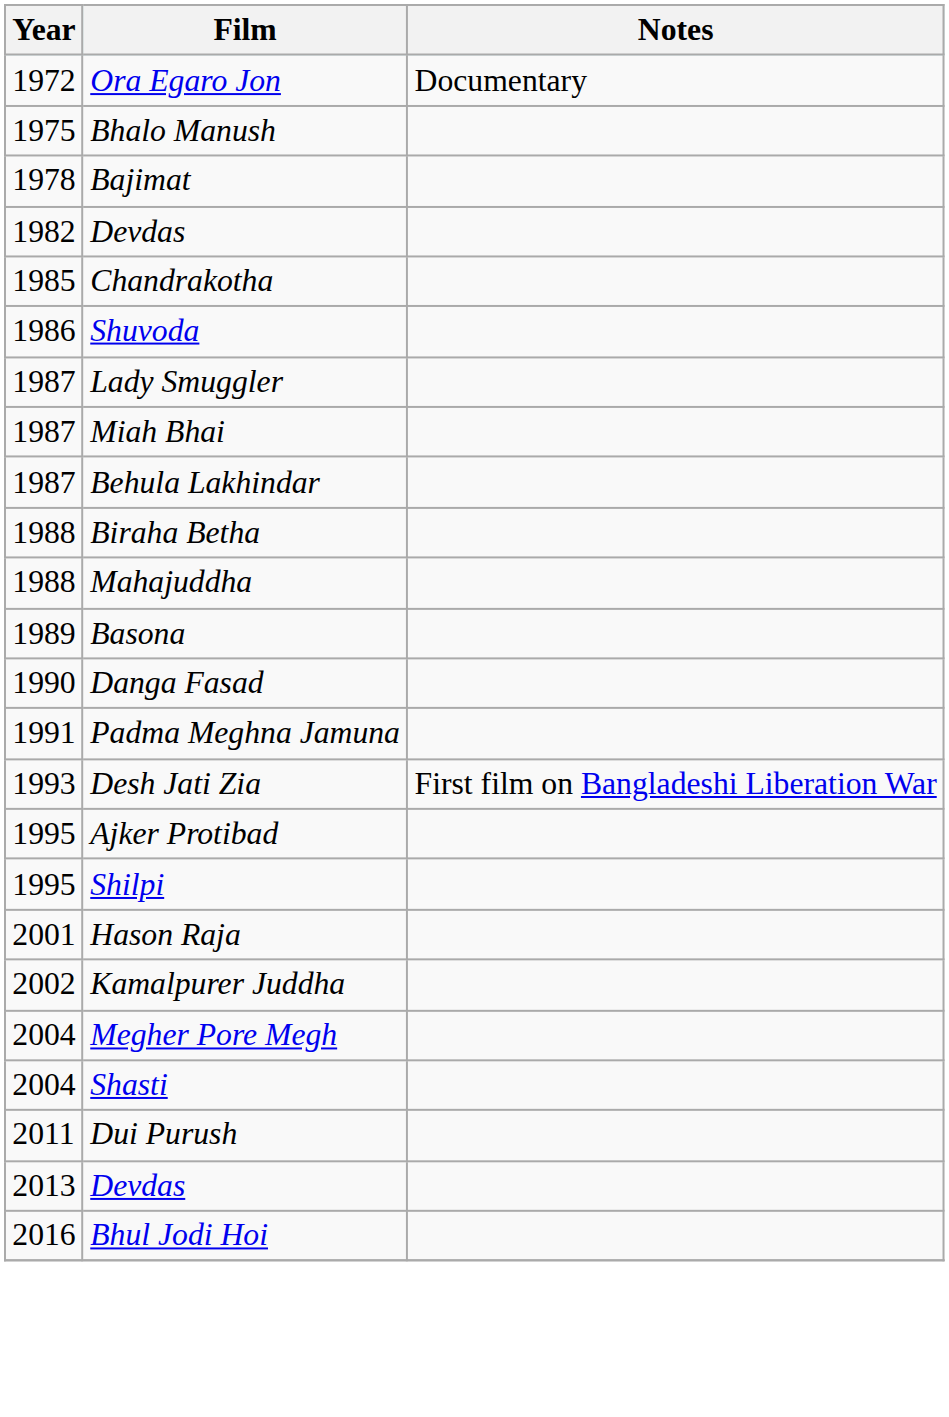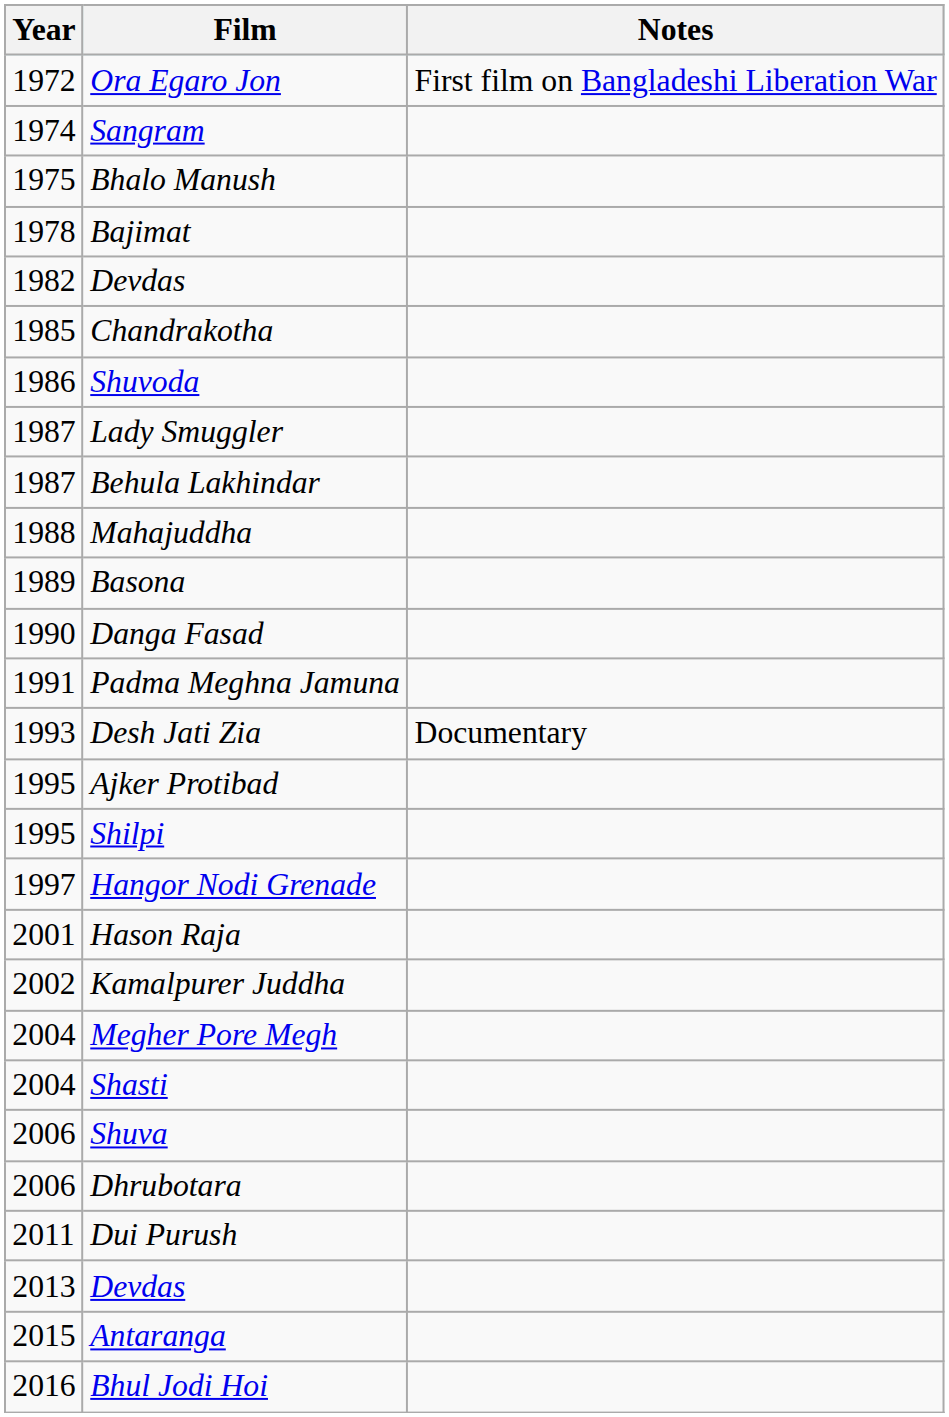(501, 79) Documentary -> (676, 79) First film on Bangladeshi Liberation War
+ row: (44, 130)
- row: (44, 431)
- row: (44, 532)
(676, 783) First film on Bangladeshi Liberation War -> (501, 733) Documentary
+ row: (44, 883)
+ row: (44, 1134)
+ row: (44, 1185)
+ row: (44, 1335)
